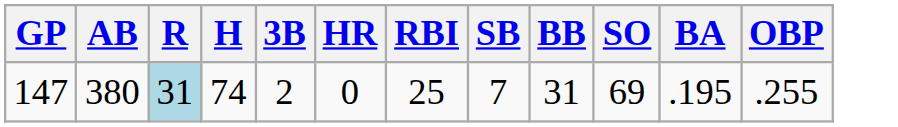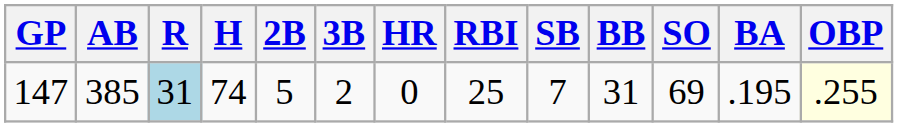+ column: (284, 33)
(112, 91) 380 -> (112, 91) 385
(786, 91) no background -> (846, 91) lightyellow background
